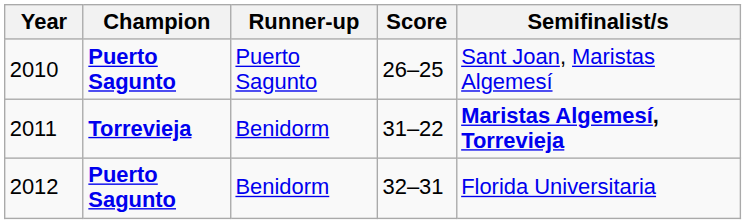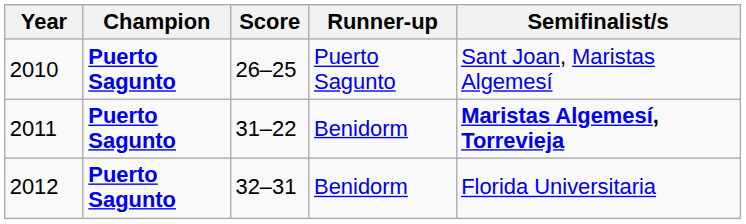columns swapped: (417, 21) <-> (304, 21)
(140, 128) Torrevieja -> (132, 128) Puerto Sagunto
